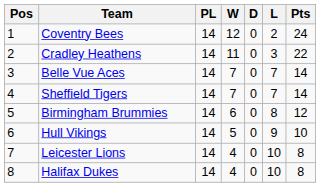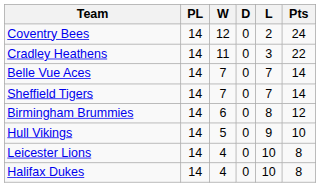- column: (21, 14)
